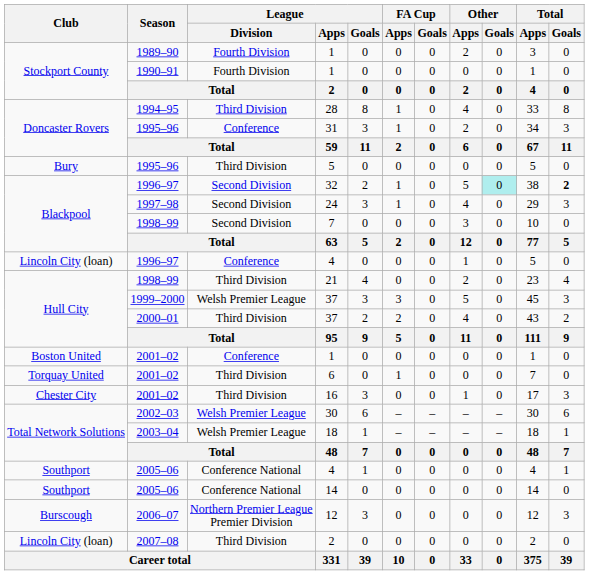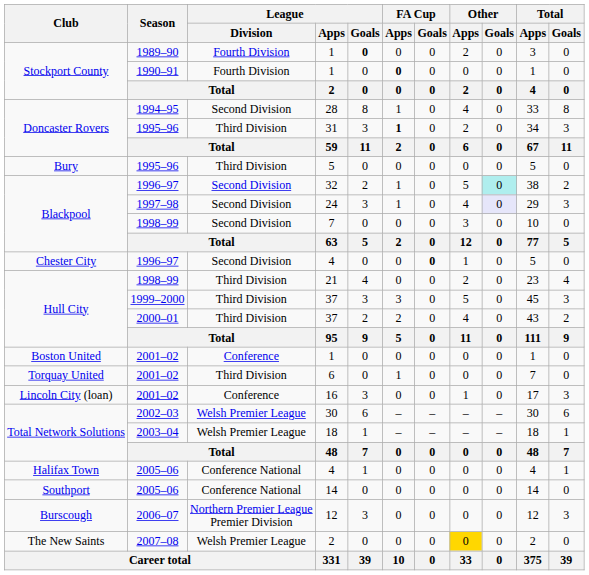(365, 52) normal -> (365, 52) bold
(399, 71) normal -> (399, 71) bold
(251, 109) Third Division -> (251, 109) Second Division
(251, 128) Conference -> (251, 128) Third Division
(399, 128) normal -> (399, 128) bold
(566, 185) bold -> (566, 185) normal
(499, 204) no background -> (499, 204) lavender background
(66, 261) Lincoln City (loan) -> (66, 261) Chester City
(251, 261) Conference -> (251, 261) Second Division
(432, 261) normal -> (432, 261) bold
(251, 299) Welsh Premier League -> (251, 299) Third Division
(66, 394) Chester City -> (66, 394) Lincoln City (loan)
(251, 394) Third Division -> (251, 394) Conference
(66, 470) Southport -> (66, 470) Halifax Town
(66, 541) Lincoln City (loan) -> (66, 541) The New Saints
(251, 541) Third Division -> (251, 541) Welsh Premier League
(466, 541) no background -> (466, 541) gold background
